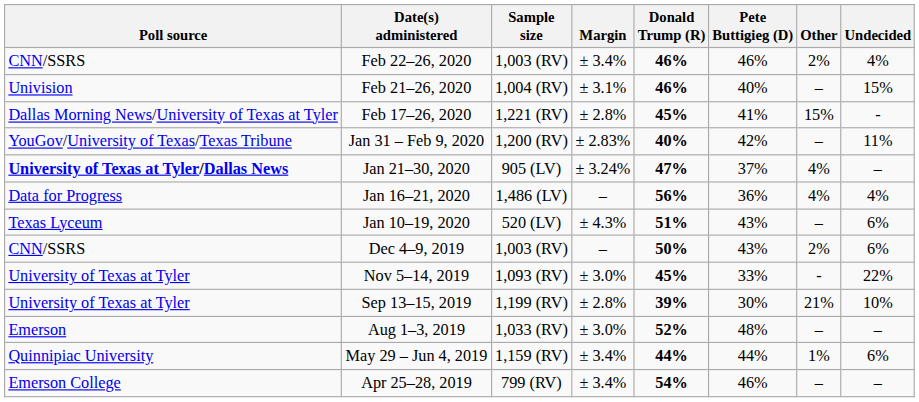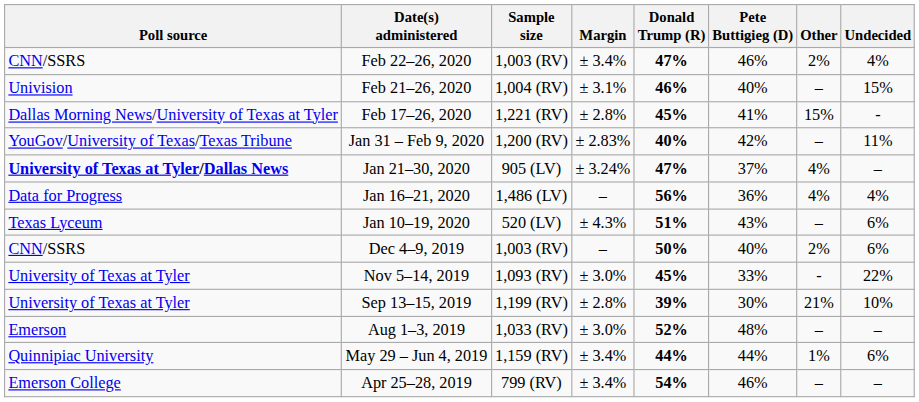(672, 61) 46% -> (672, 61) 47%
(753, 249) 43% -> (753, 249) 40%
